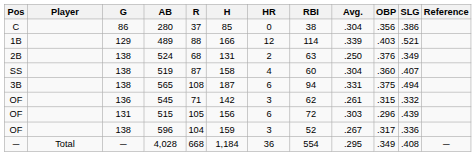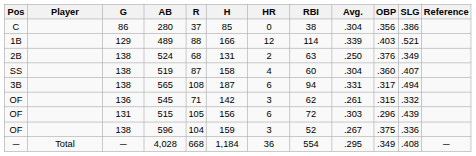(386, 85) .375 -> (386, 85) .317
(386, 129) .317 -> (386, 129) .375
